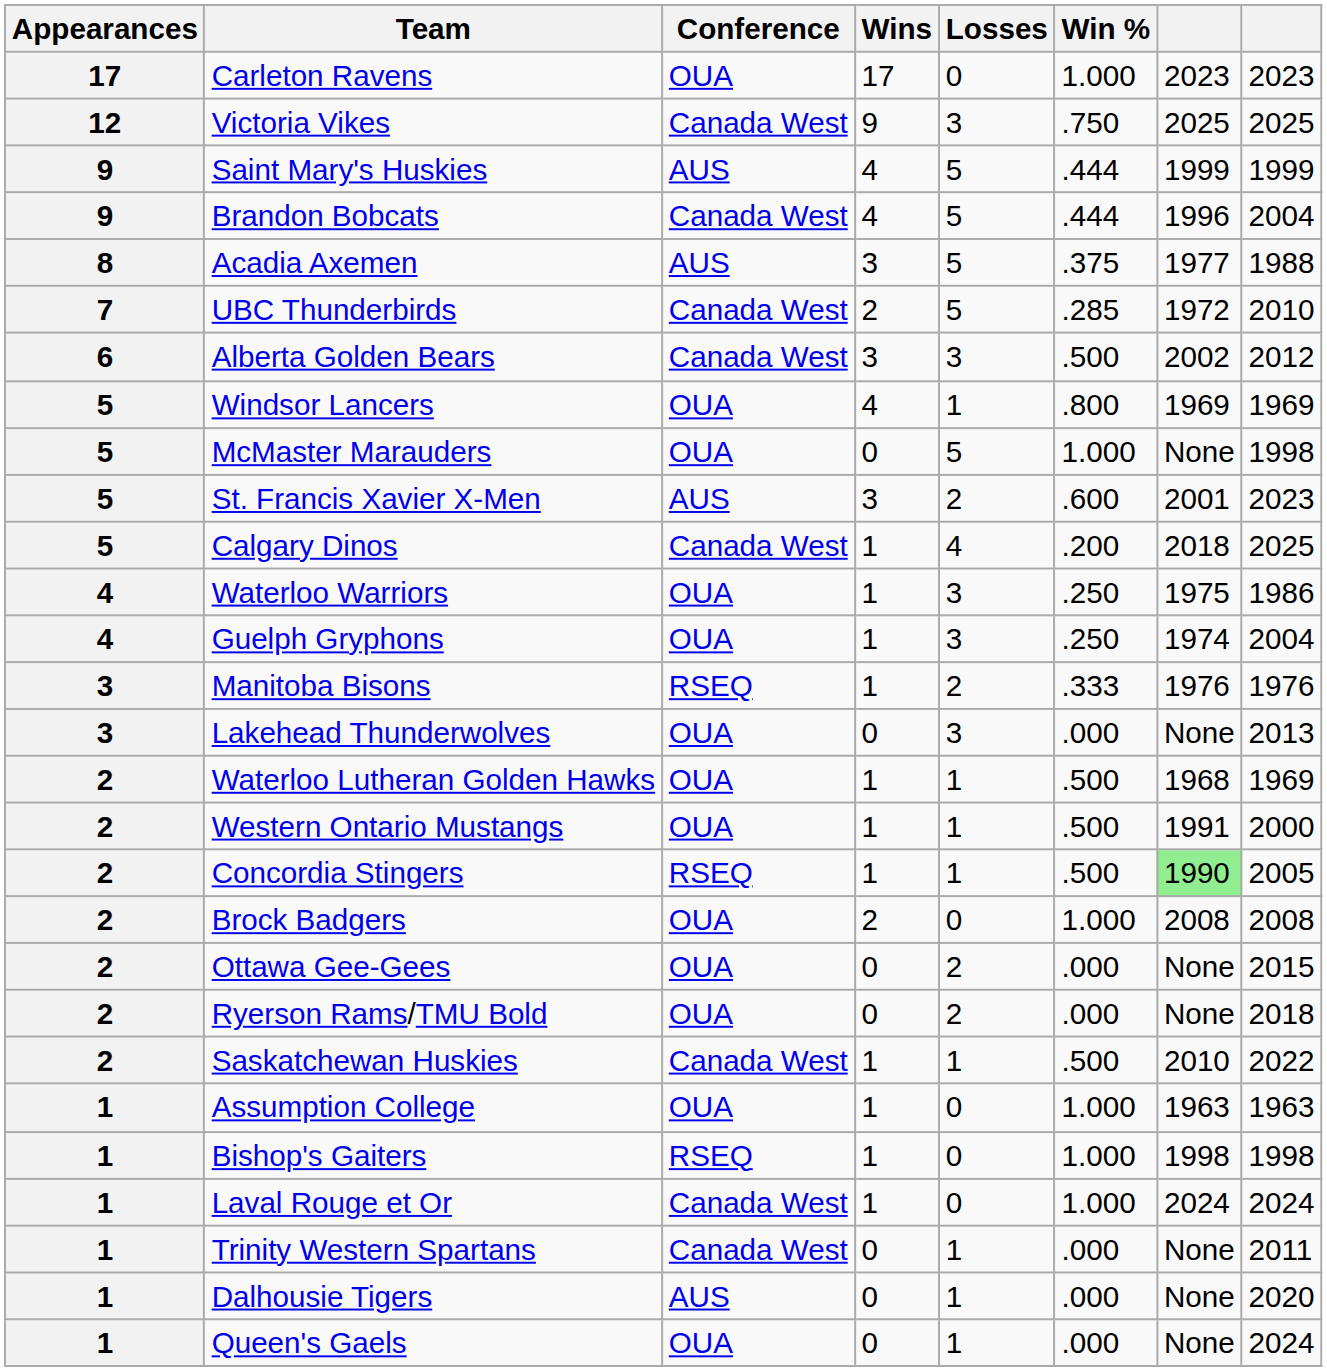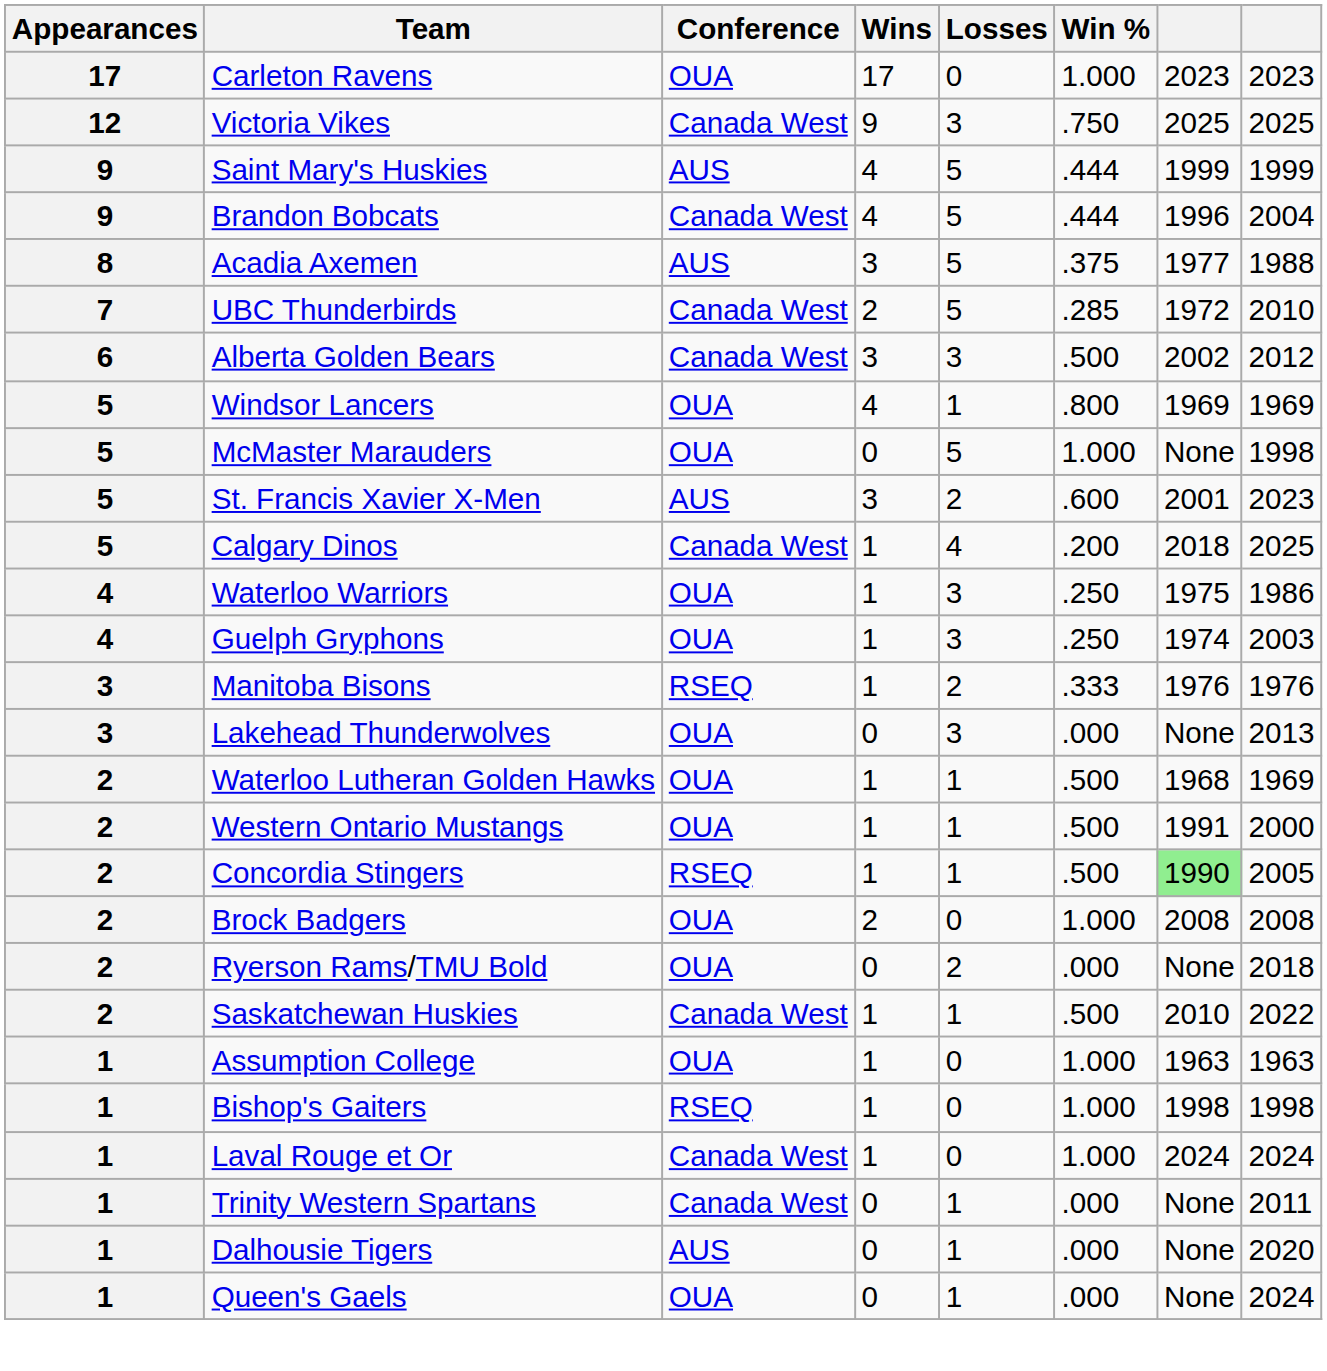(1281, 639) 2004 -> (1281, 639) 2003
- row: (331, 967)
